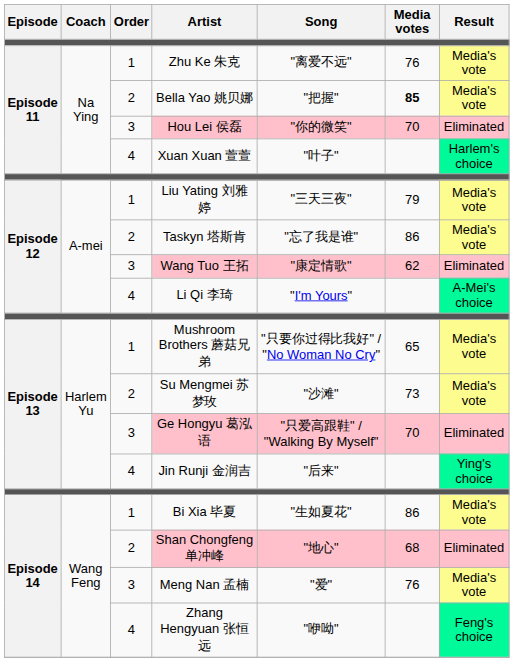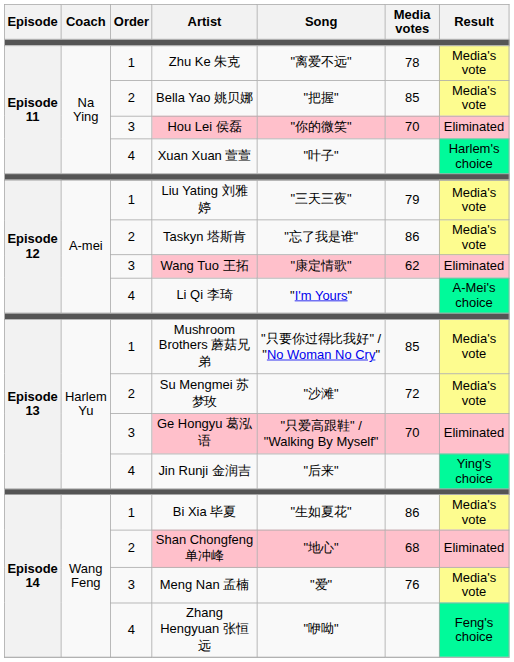(412, 63) 76 -> (412, 63) 78
(412, 98) bold -> (412, 98) normal
(412, 346) 65 -> (412, 346) 85
(412, 393) 73 -> (412, 393) 72
